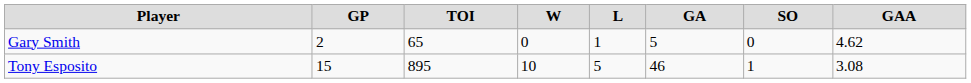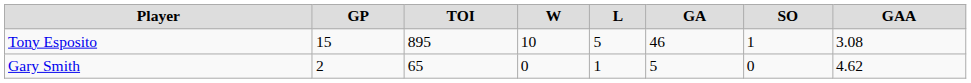rows swapped: (53, 66) <-> (44, 41)
